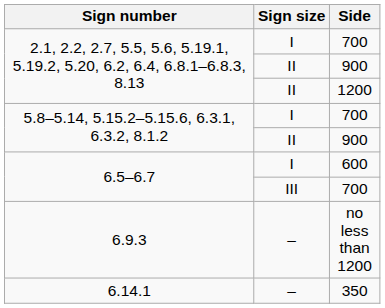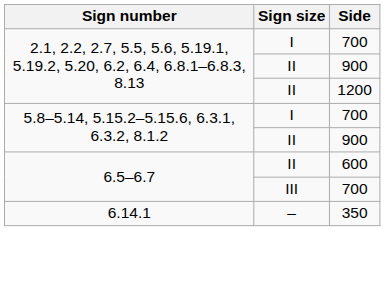(292, 164) I -> (292, 164) II
- row: (129, 239)
